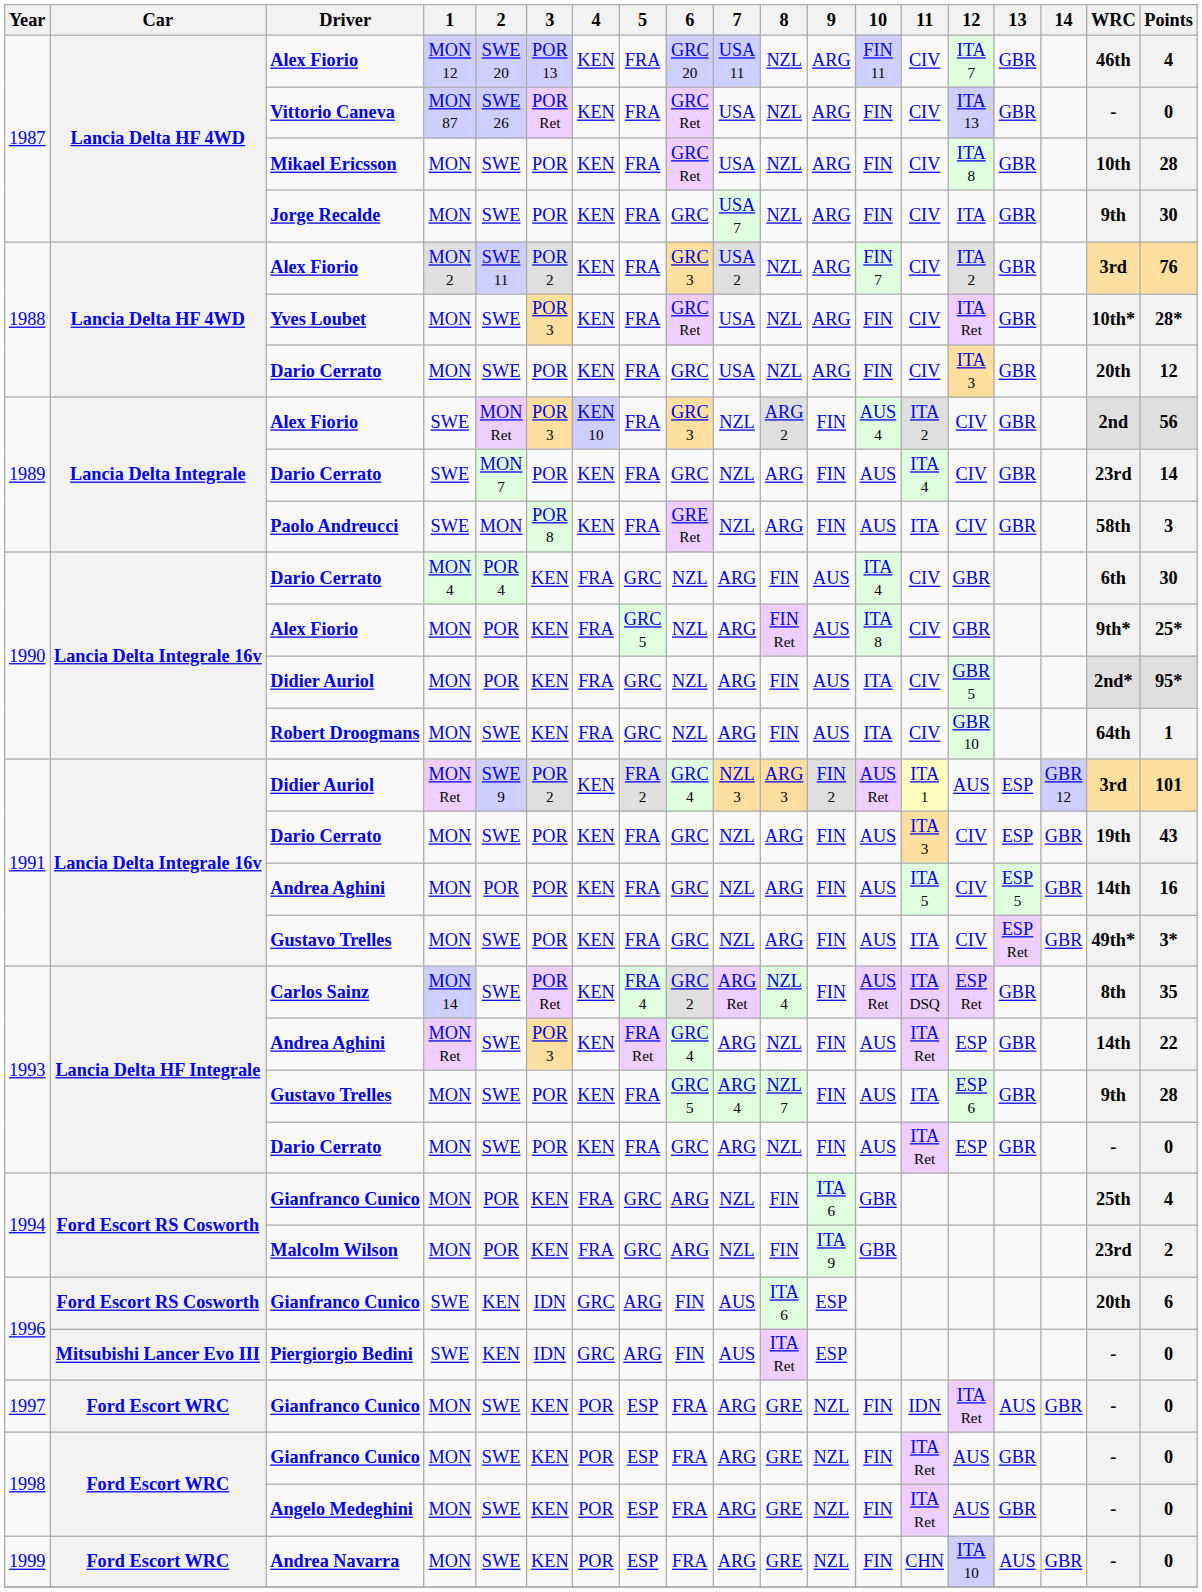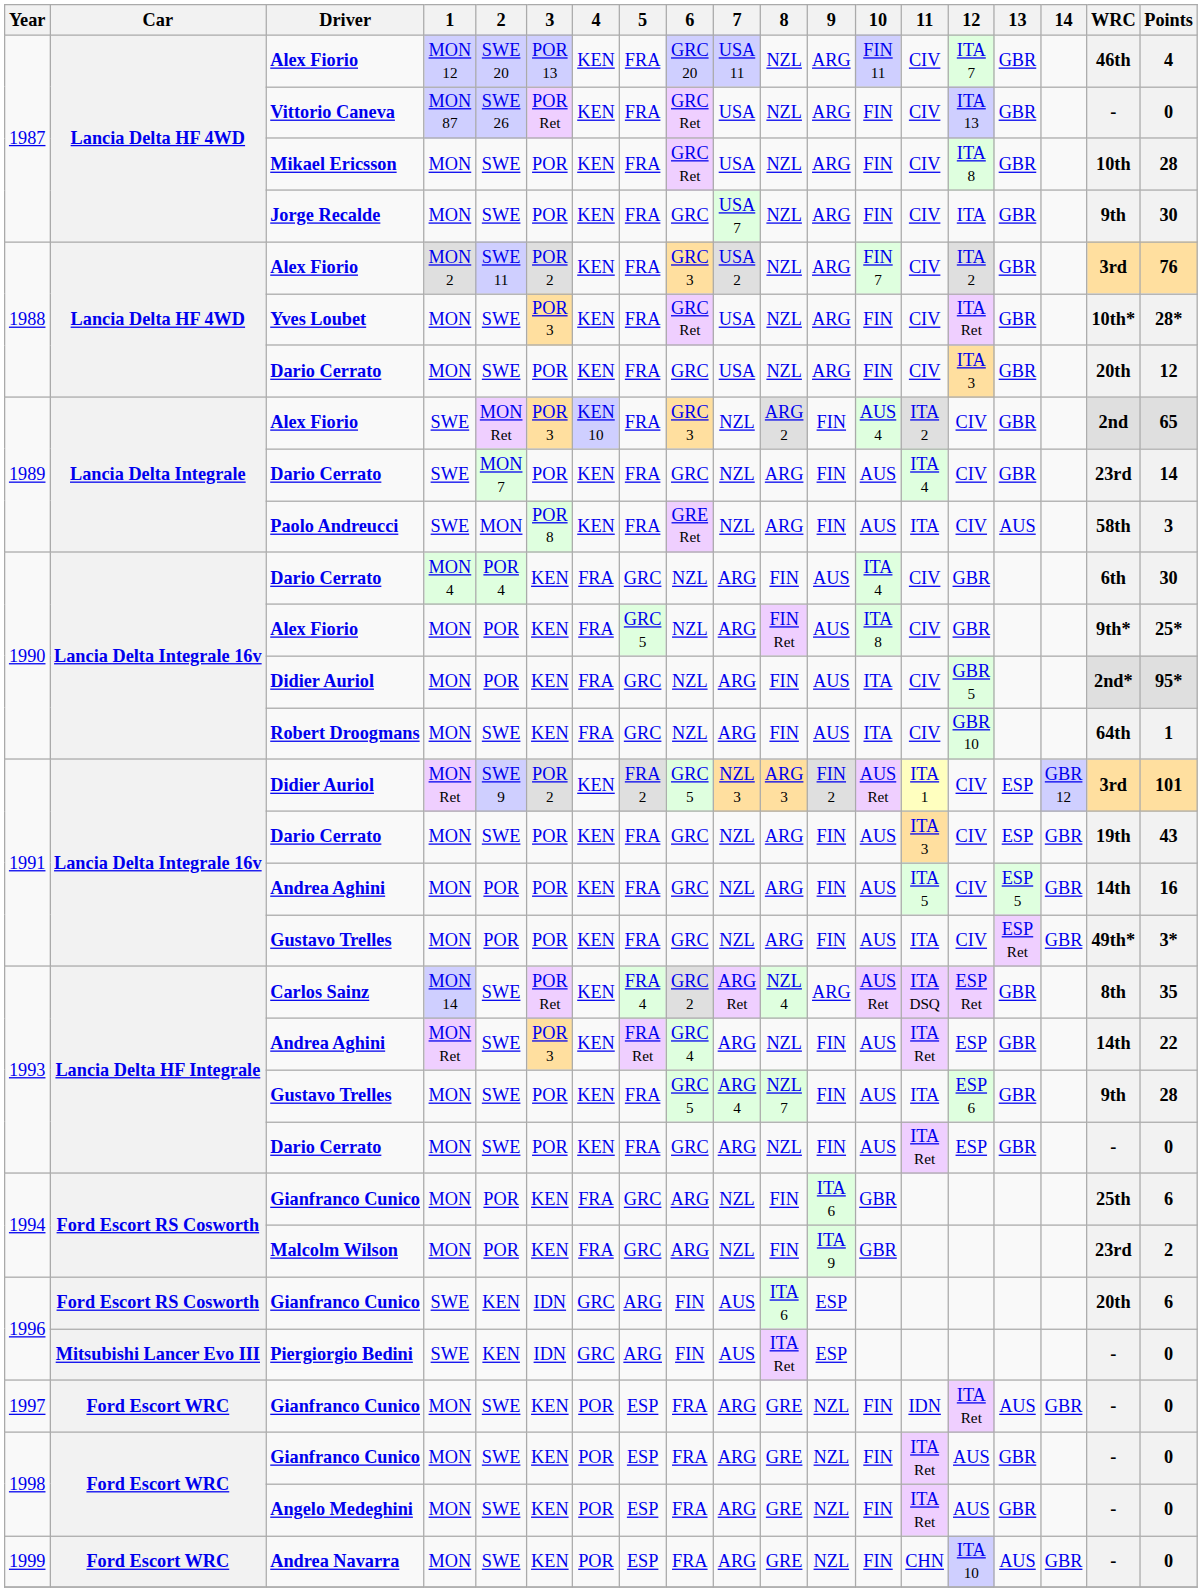(1169, 423) 56 -> (1169, 423) 65
(1017, 526) GBR -> (1017, 526) AUS
(690, 785) GRC 4 -> (690, 785) GRC 5
(971, 785) AUS -> (971, 785) CIV
(501, 940) SWE -> (501, 940) POR
(831, 992) FIN -> (831, 992) ARG
(1169, 1199) 4 -> (1169, 1199) 6
